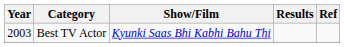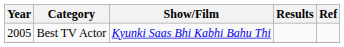(19, 33) 2003 -> (19, 33) 2005
